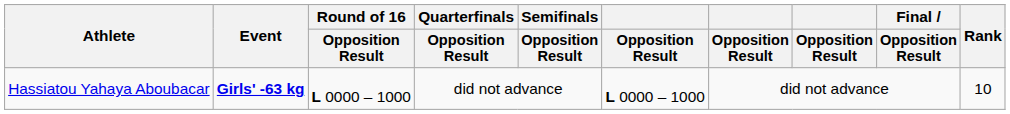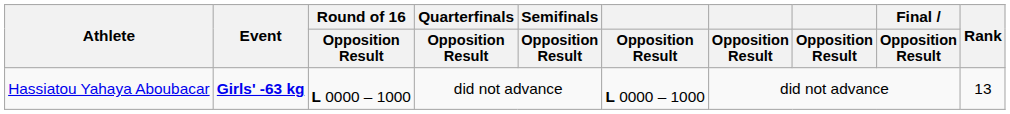(983, 89) 10 -> (983, 89) 13
